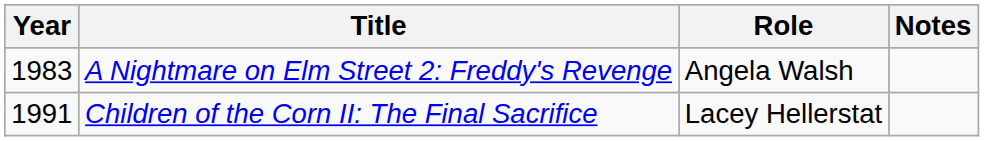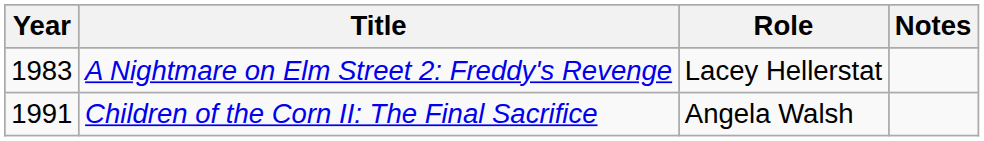(769, 69) Angela Walsh -> (783, 69) Lacey Hellerstat
(783, 113) Lacey Hellerstat -> (769, 113) Angela Walsh
